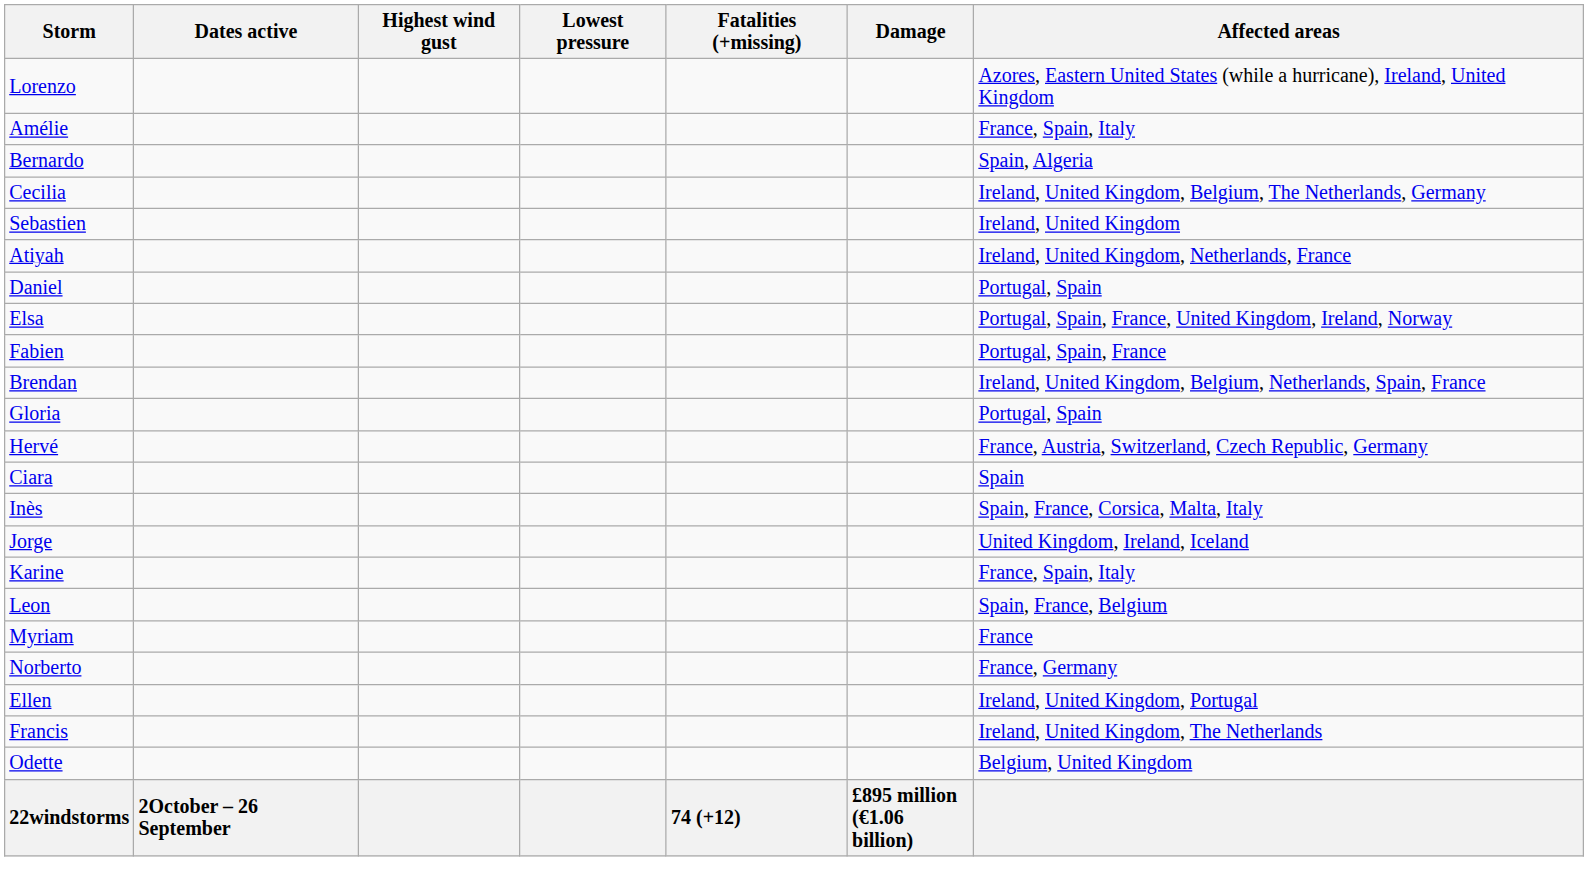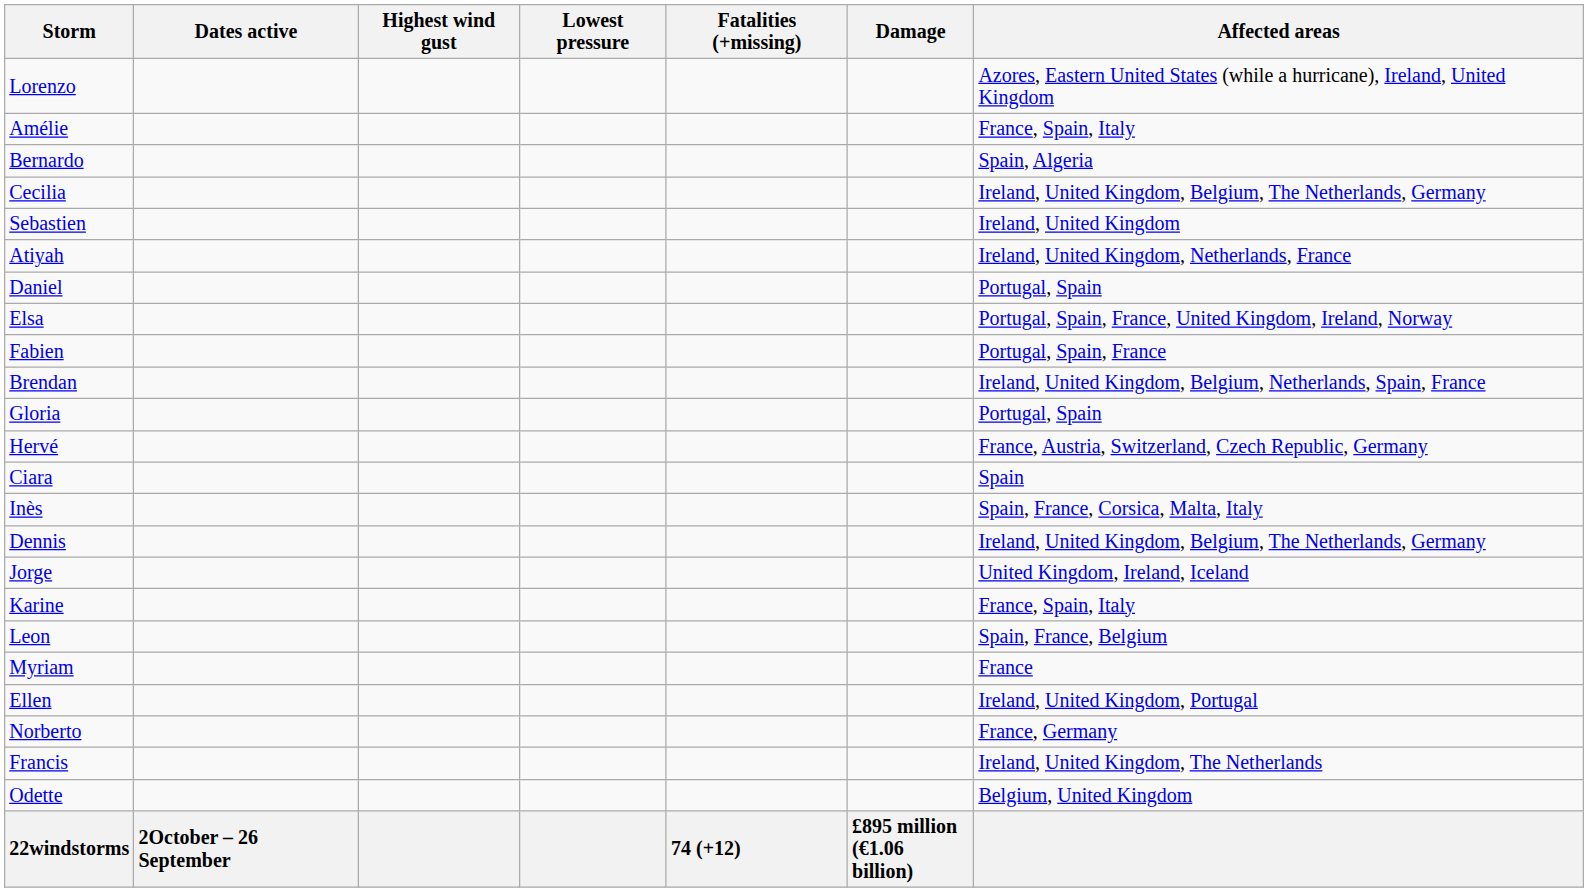+ row: (38, 541)
rows swapped: (45, 668) <-> (30, 699)
